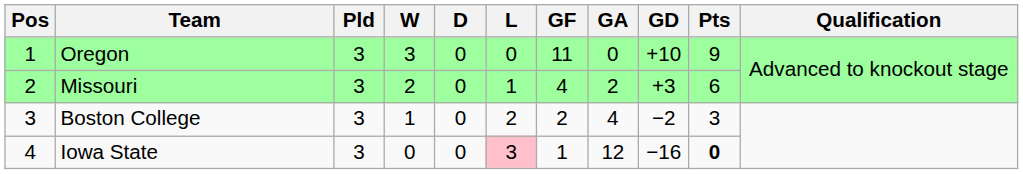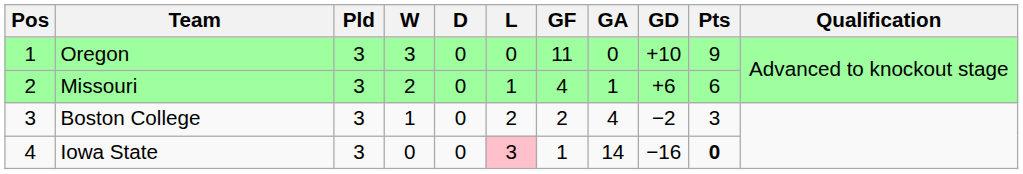(613, 86) 2 -> (613, 86) 1
(664, 86) +3 -> (664, 86) +6
(613, 151) 12 -> (613, 151) 14
